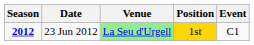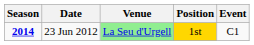(23, 31) 2012 -> (23, 31) 2014
